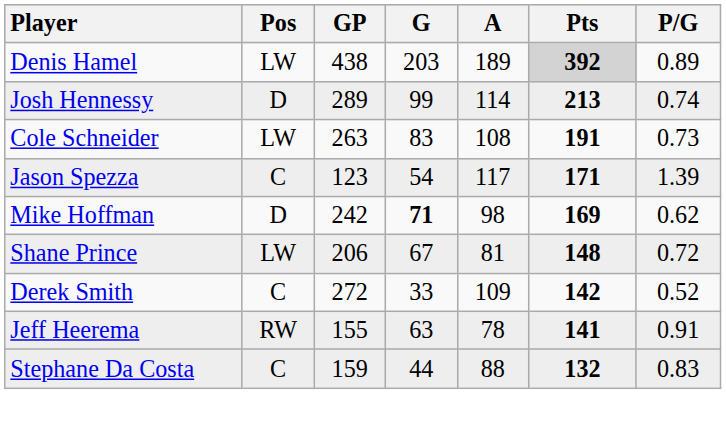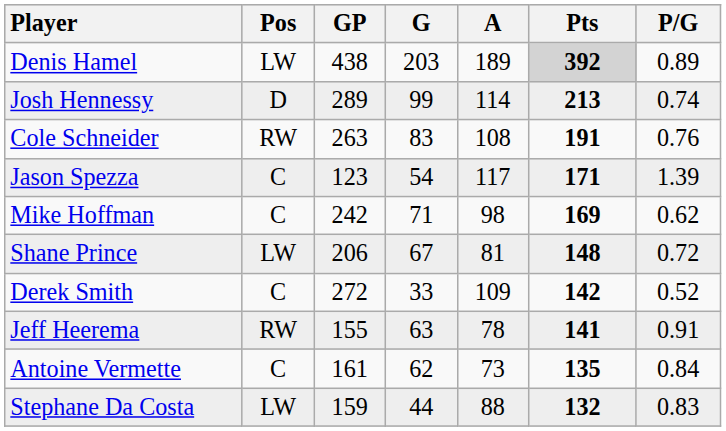(278, 138) LW -> (278, 138) RW
(678, 138) 0.73 -> (678, 138) 0.76
(278, 215) D -> (278, 215) C
(421, 215) bold -> (421, 215) normal
+ row: (96, 368)
(278, 368) C -> (278, 406) LW
